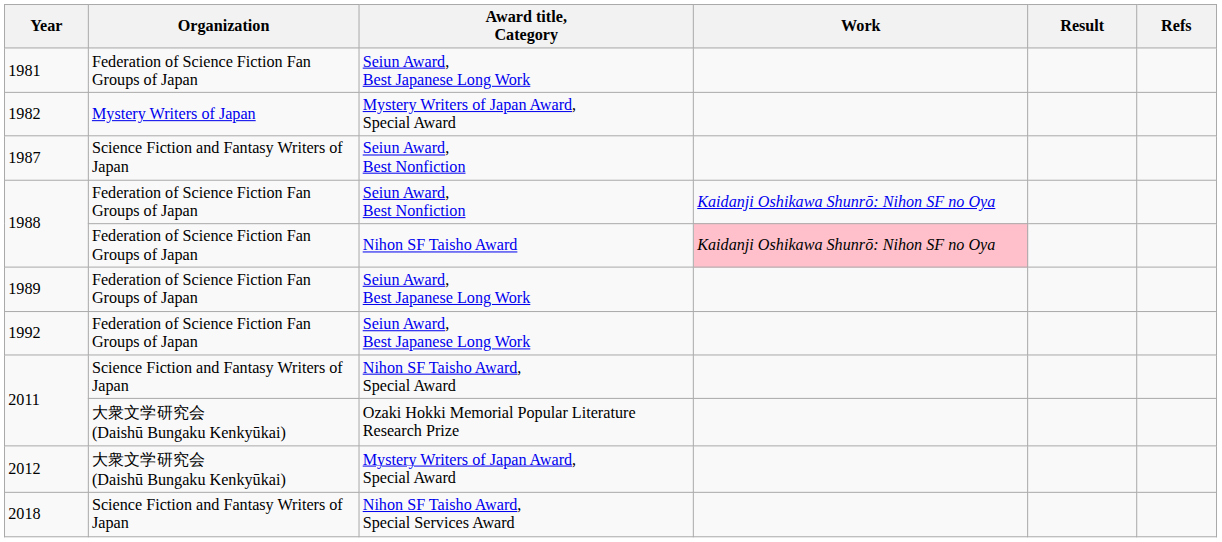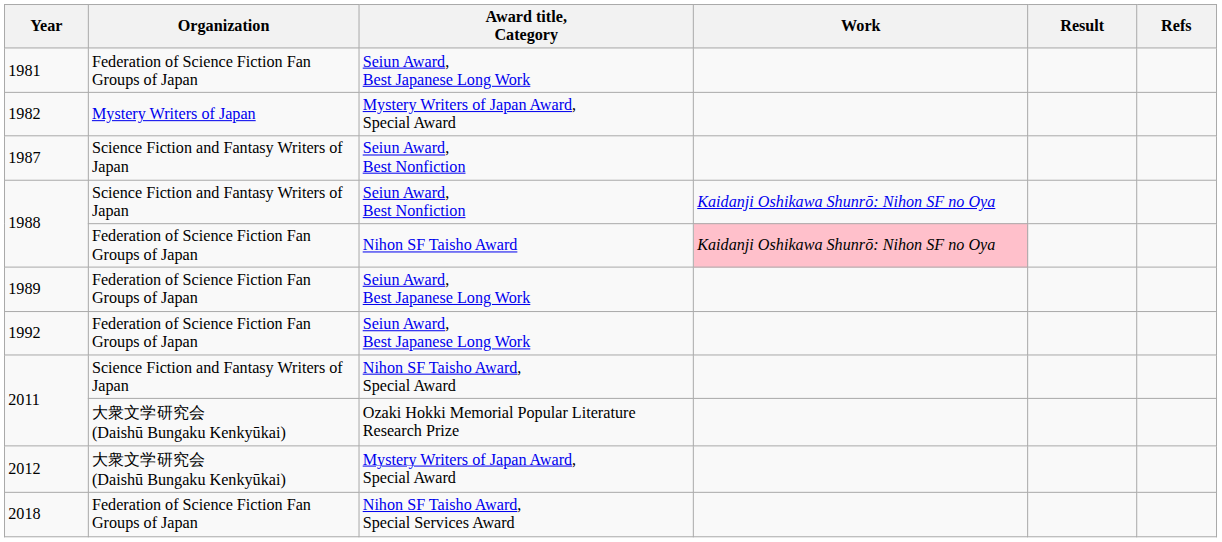(201, 201) Federation of Science Fiction Fan Groups of Japan -> (217, 201) Science Fiction and Fantasy Writers of Japan
(217, 514) Science Fiction and Fantasy Writers of Japan -> (201, 514) Federation of Science Fiction Fan Groups of Japan
